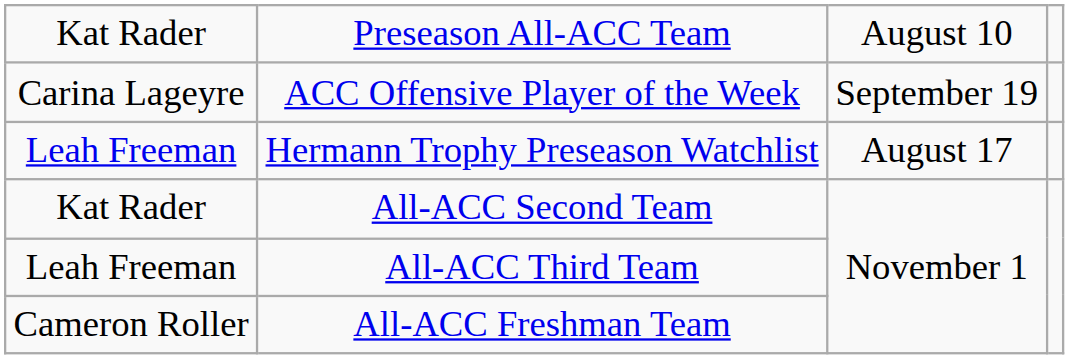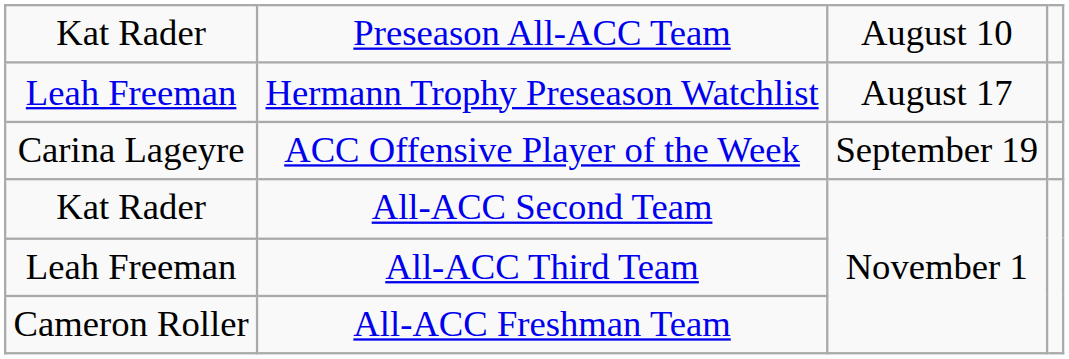rows swapped: (542, 149) <-> (542, 91)
